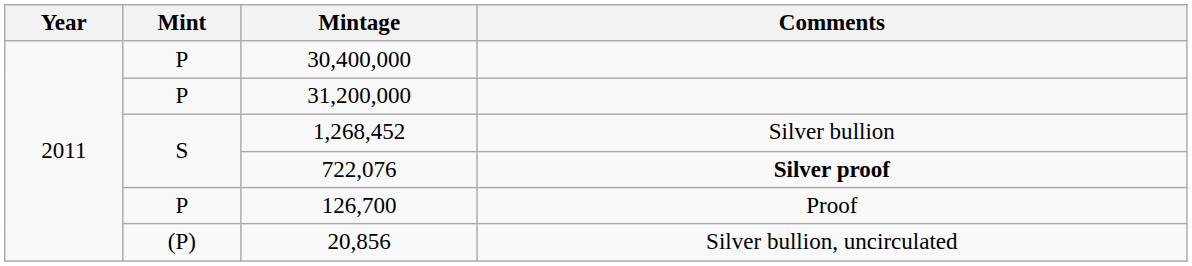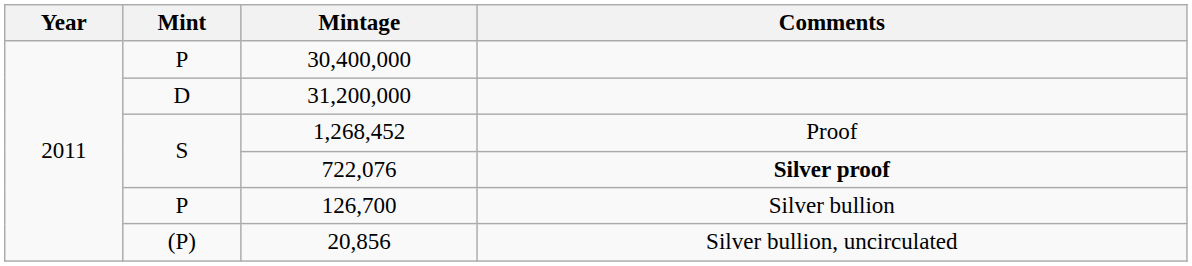(182, 95) P -> (182, 95) D
(832, 132) Silver bullion -> (832, 132) Proof
(832, 205) Proof -> (832, 205) Silver bullion
